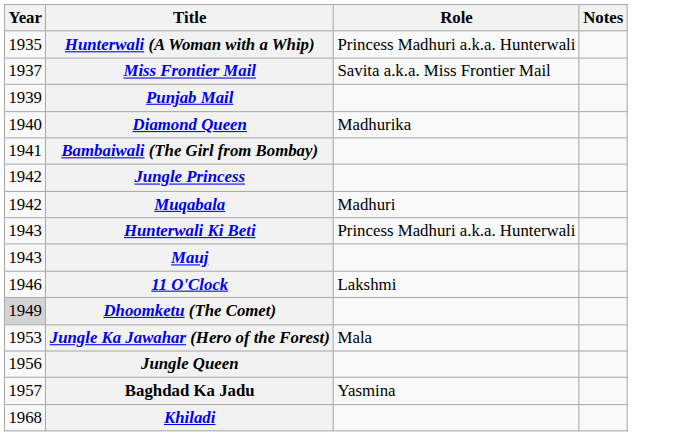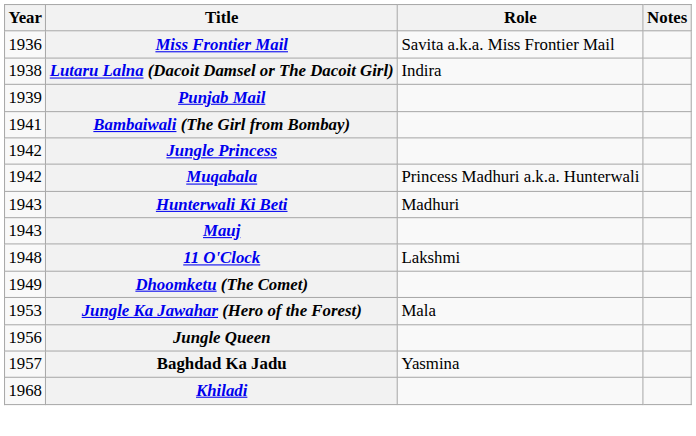- row: (190, 44)
(25, 71) 1937 -> (25, 44) 1936
+ row: (222, 71)
- row: (190, 124)
(366, 204) Madhuri -> (520, 177) Princess Madhuri a.k.a. Hunterwali
(456, 230) Princess Madhuri a.k.a. Hunterwali -> (430, 204) Madhuri
(25, 284) 1946 -> (25, 257) 1948
(25, 310) lightgrey background -> (25, 284) no background
